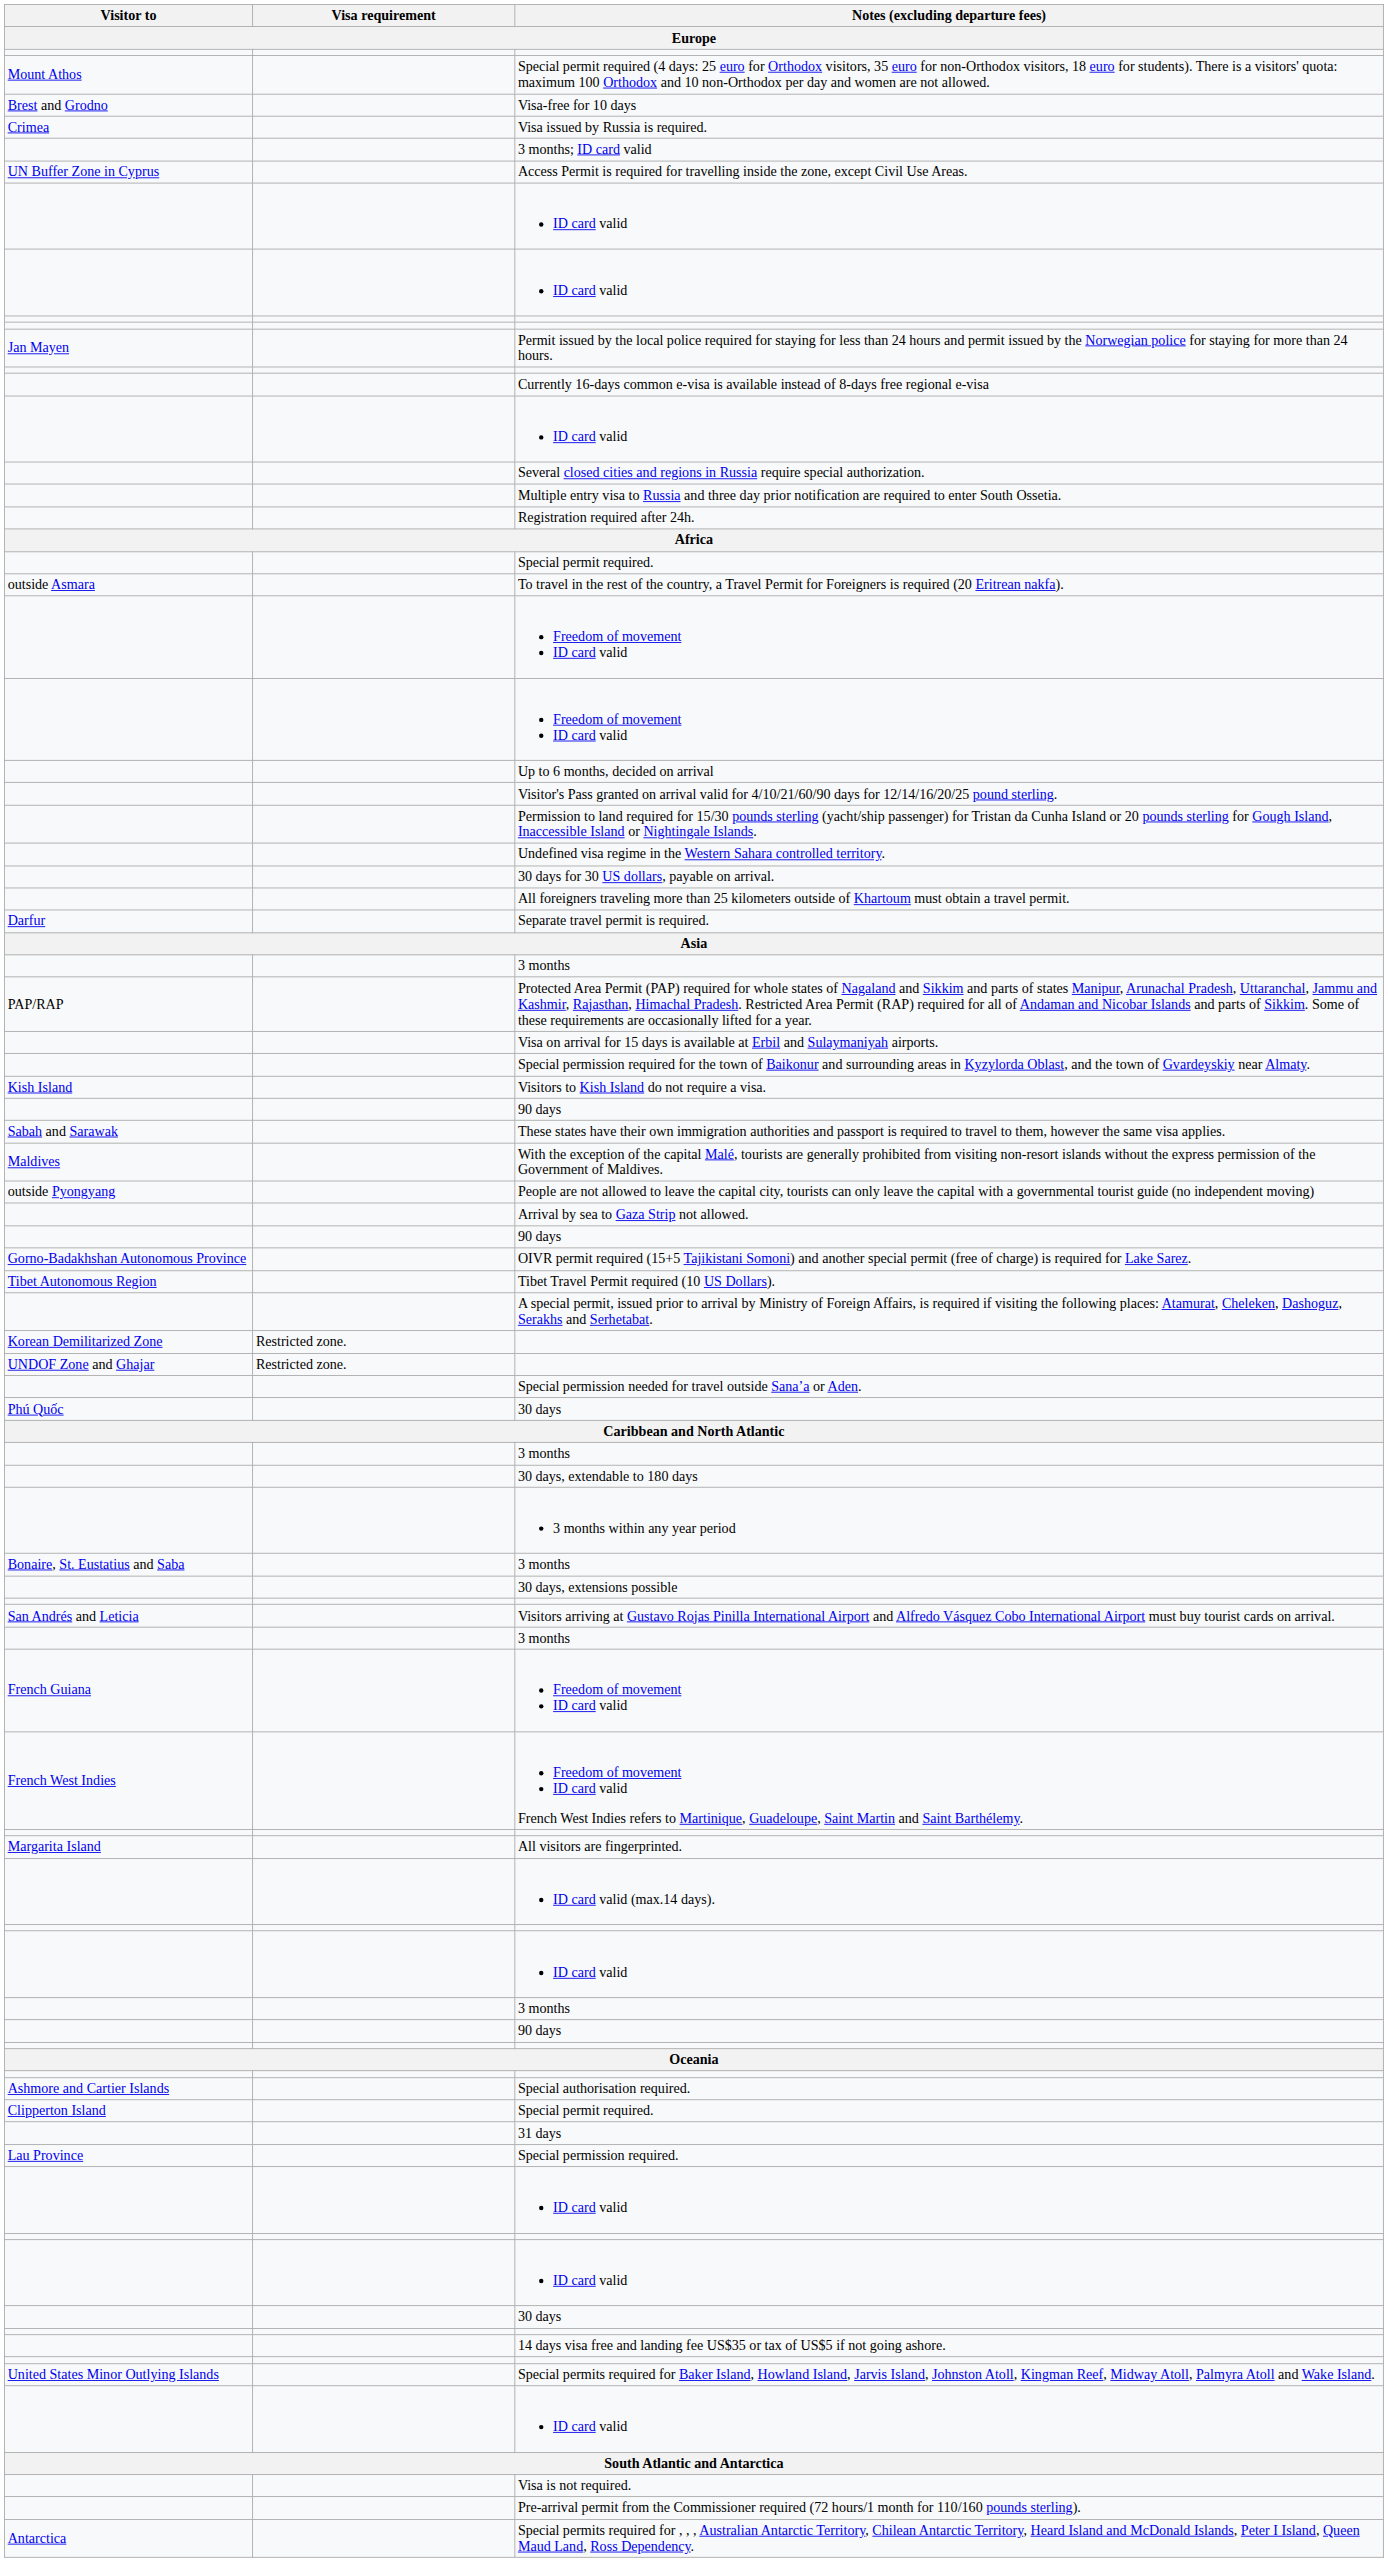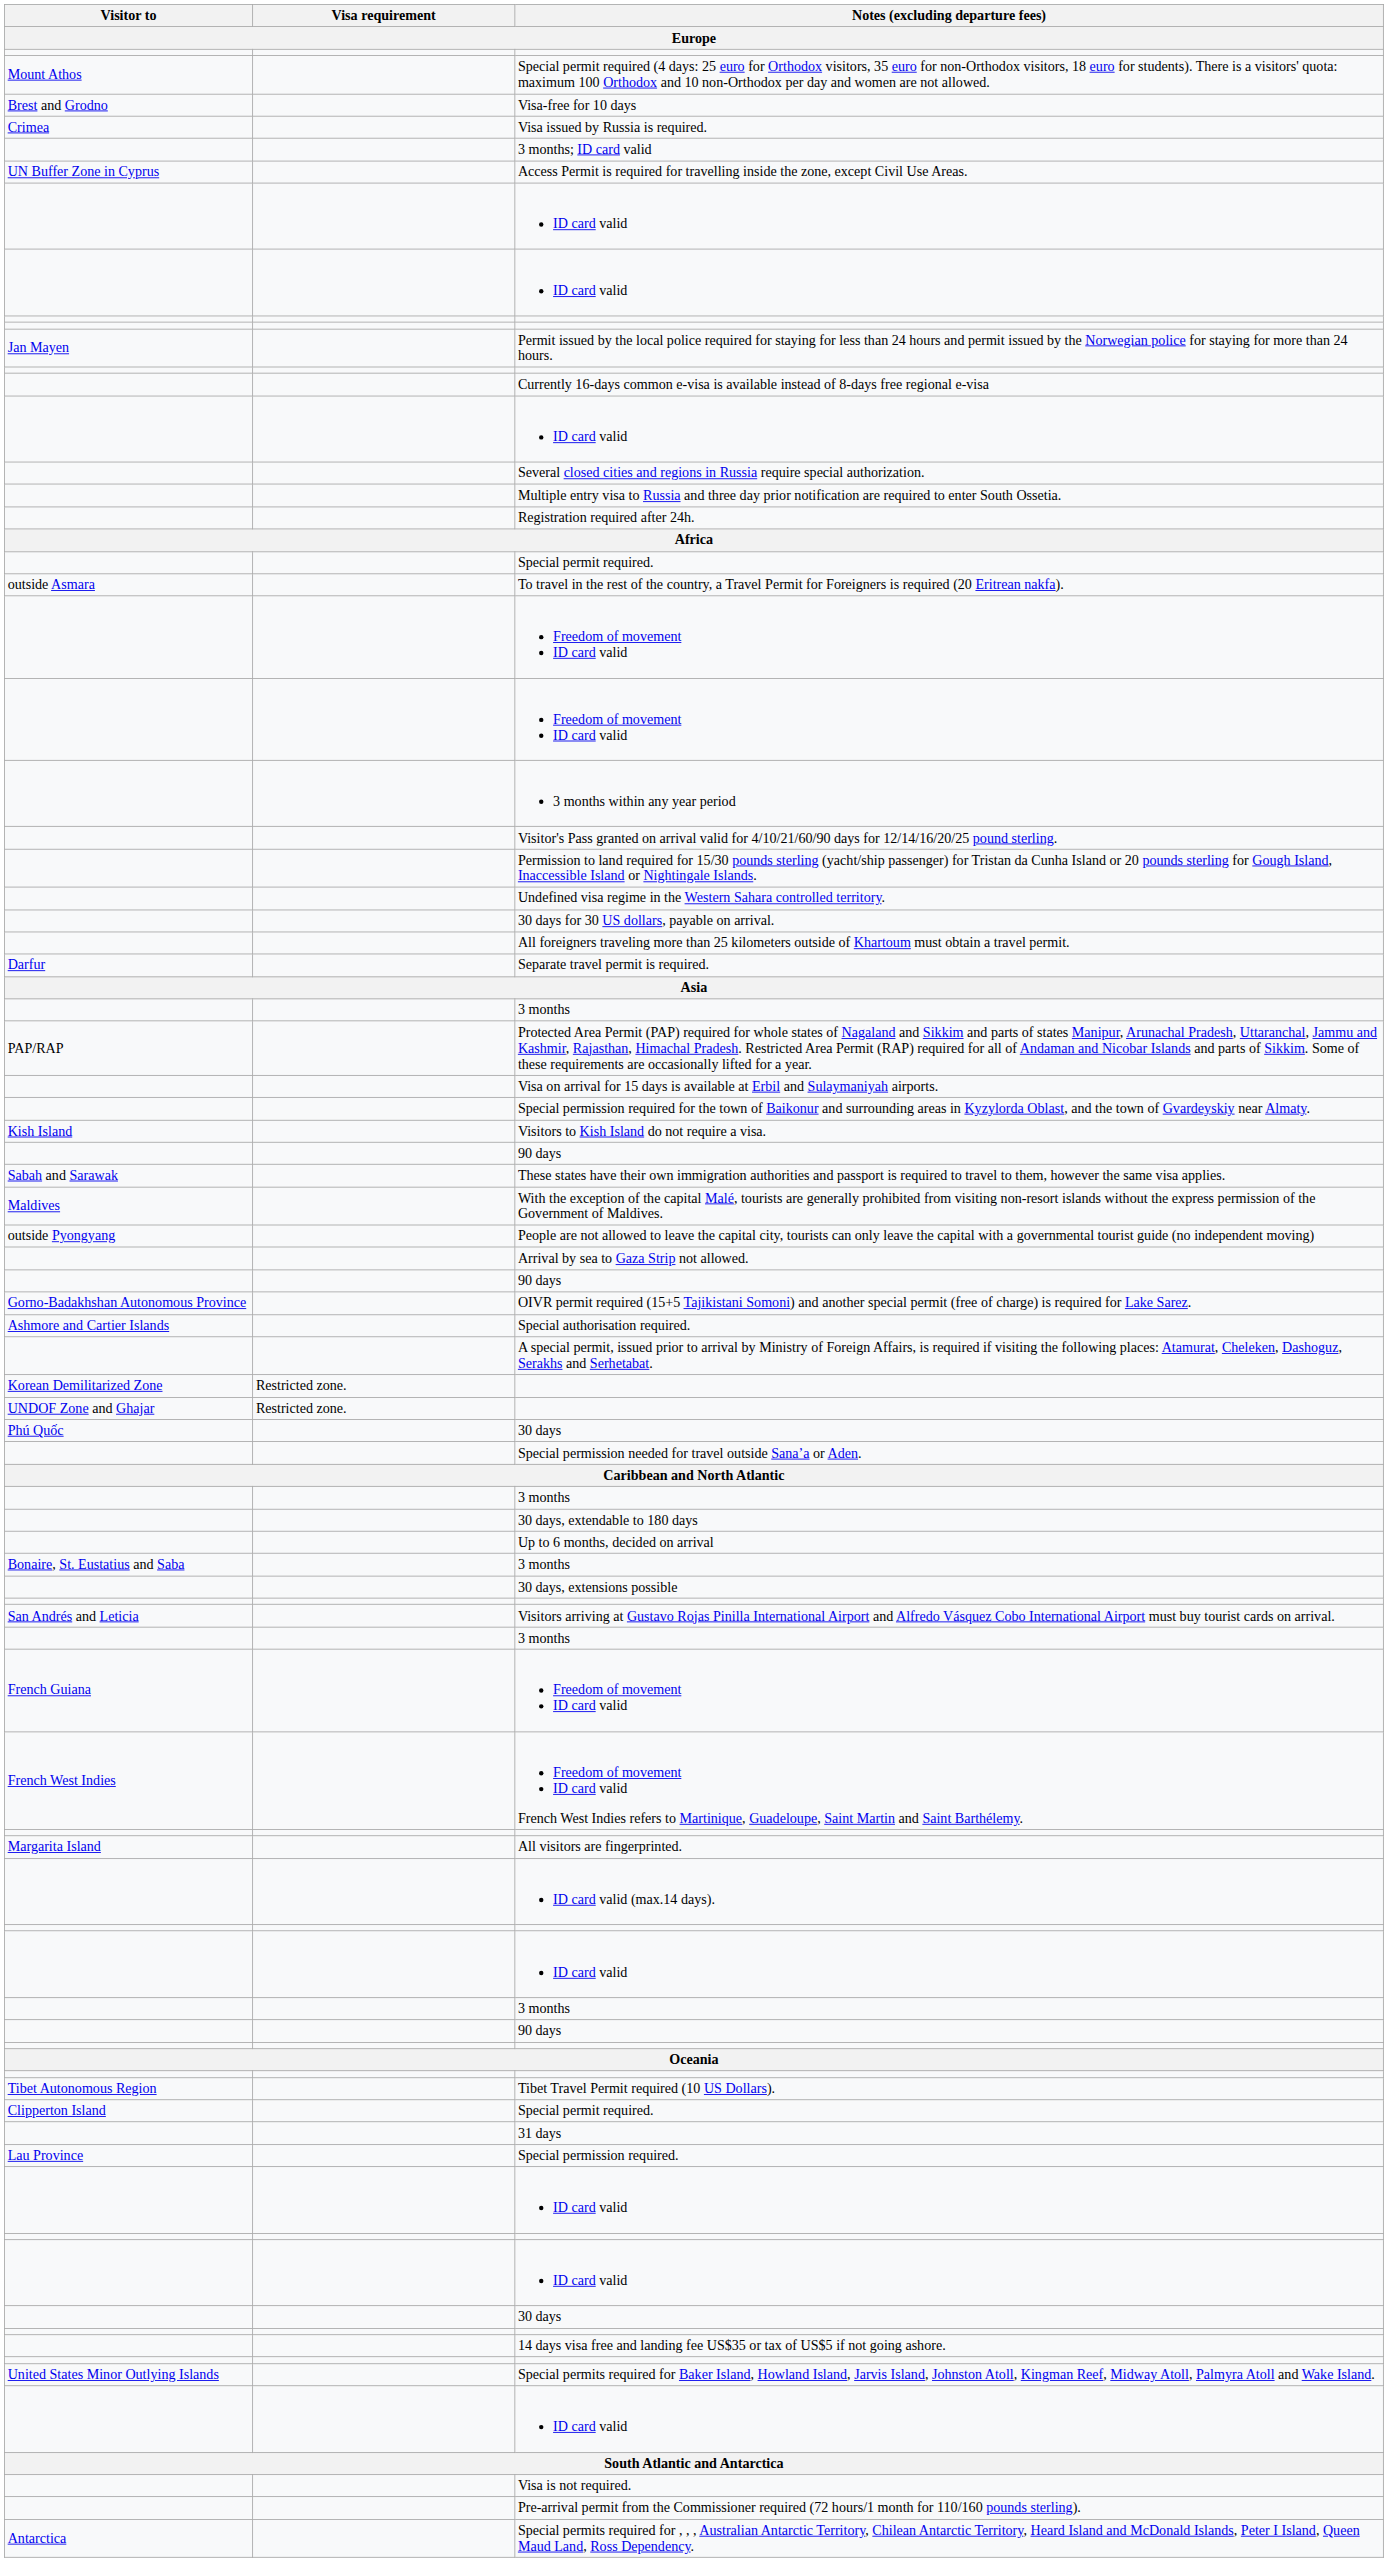rows swapped: (129, 1520) <-> (129, 772)
rows swapped: (82, 1281) <-> (88, 2088)
rows swapped: (36, 1409) <-> (129, 1387)
